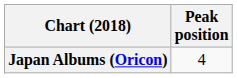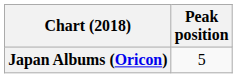(202, 60) 4 -> (202, 60) 5
